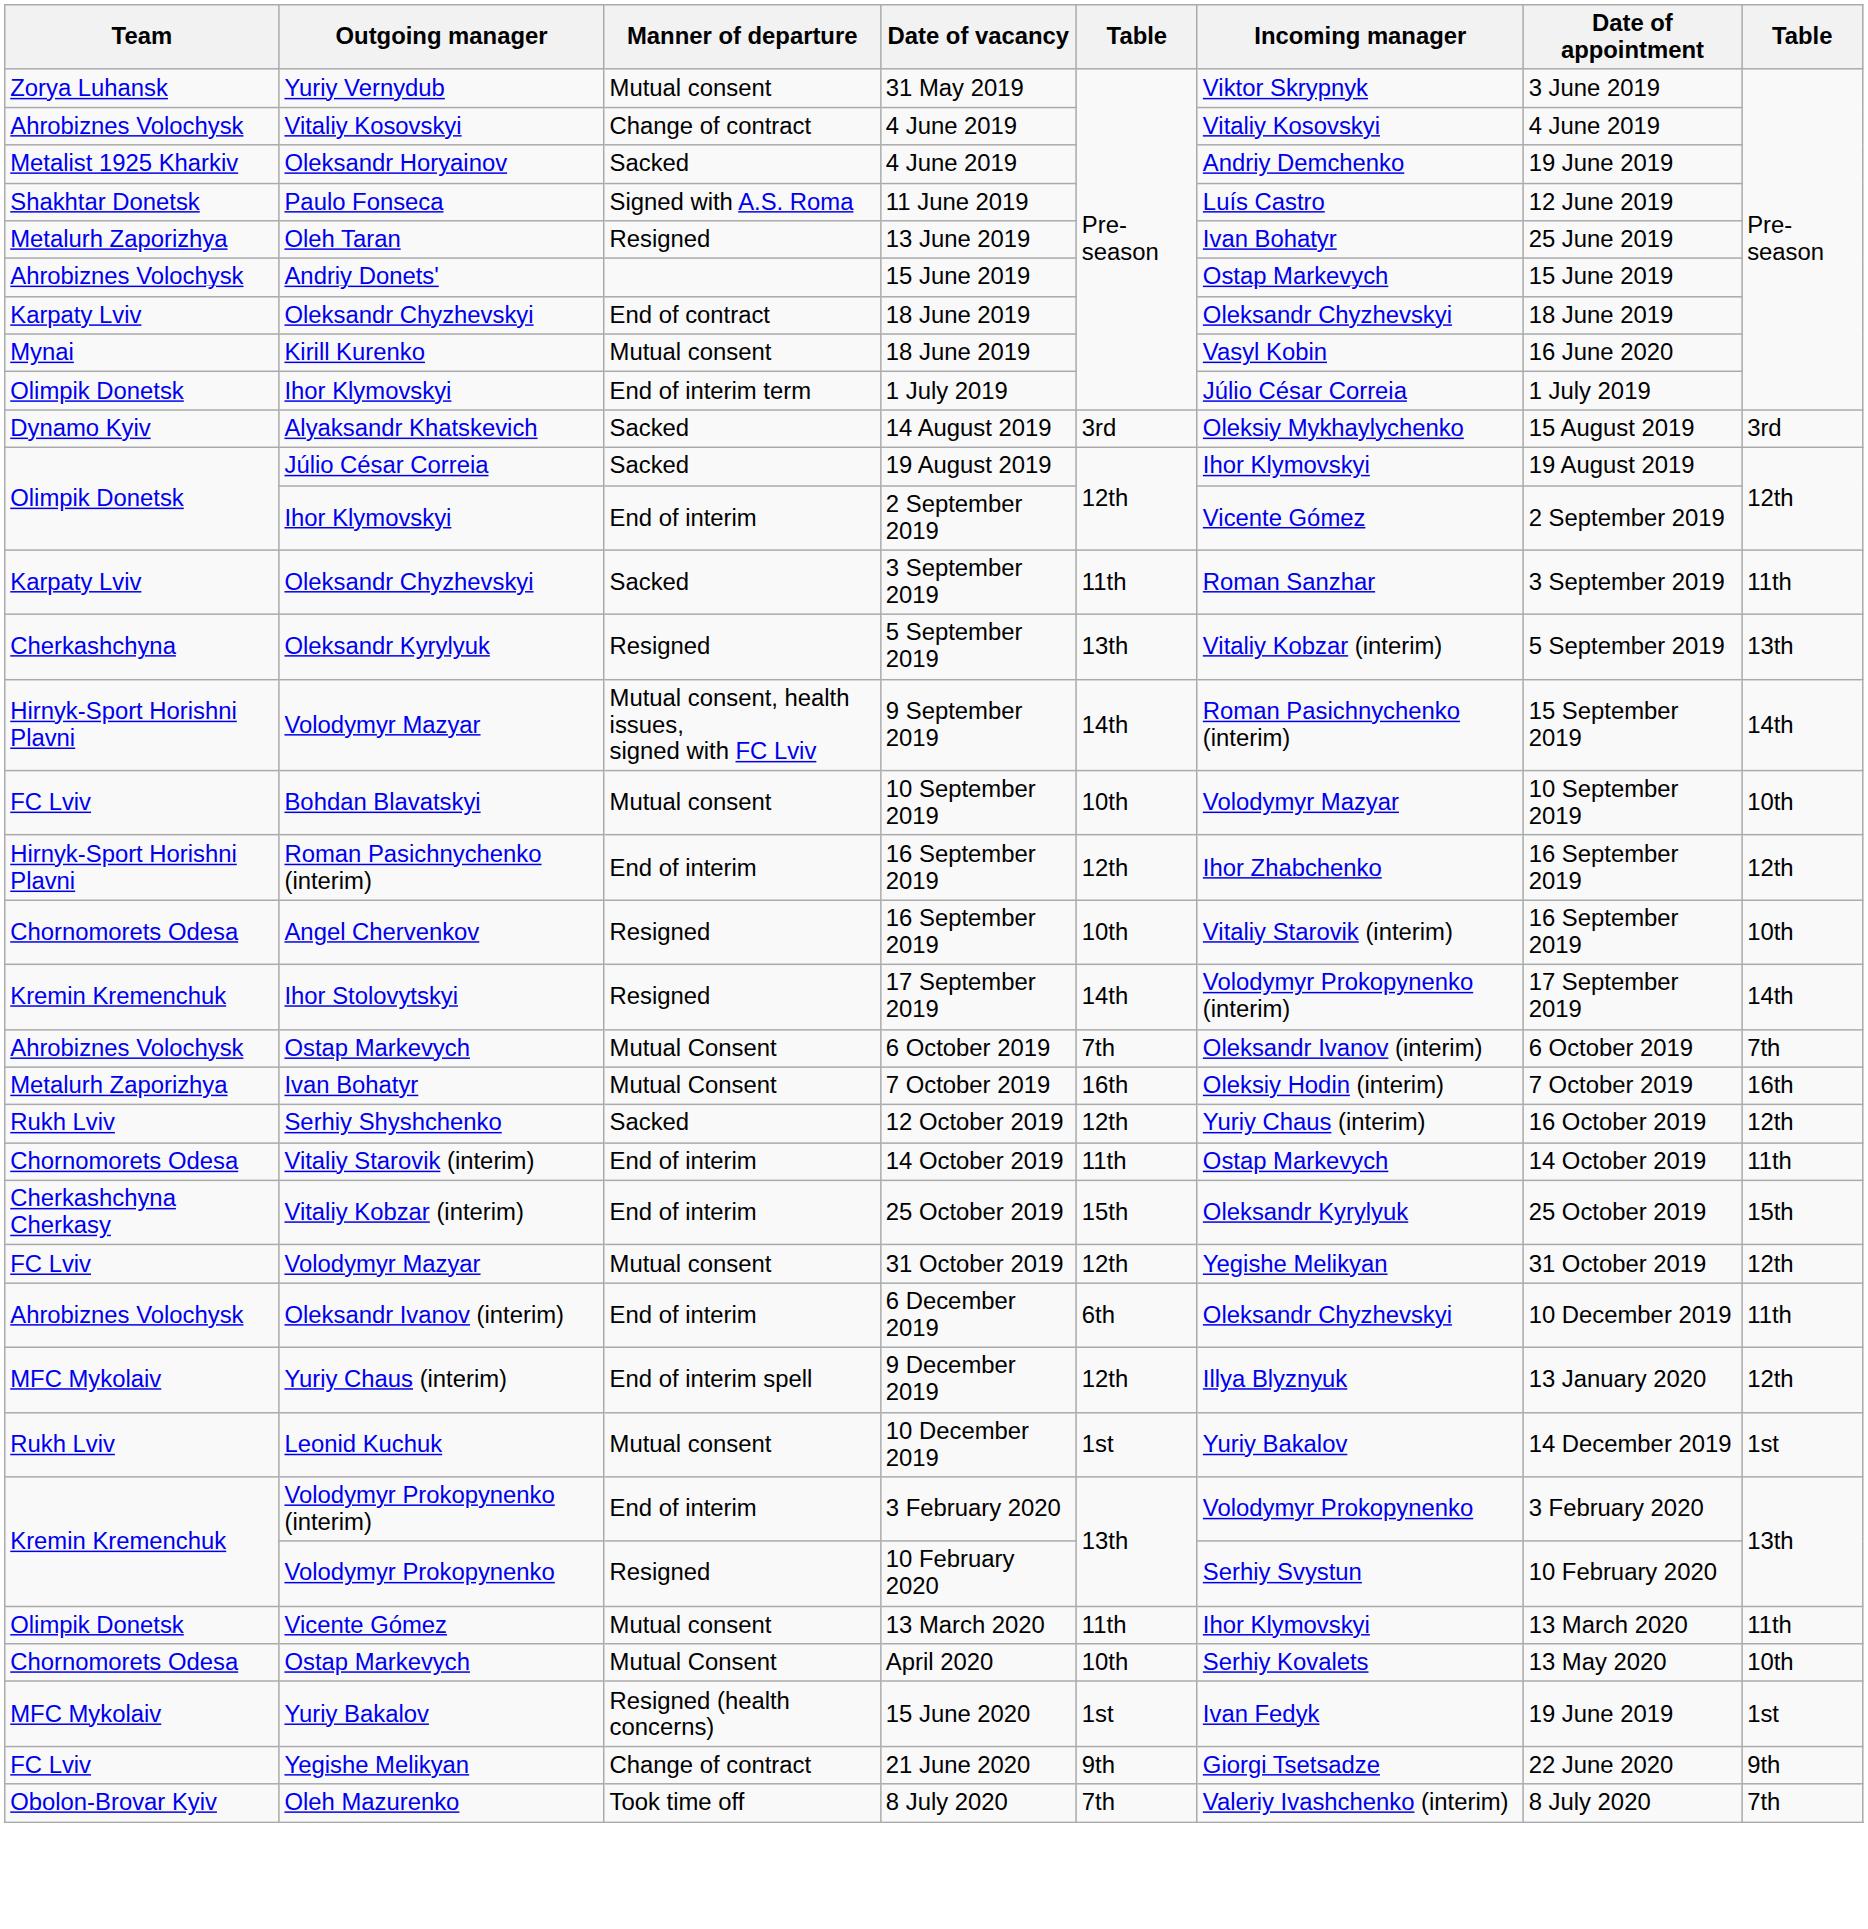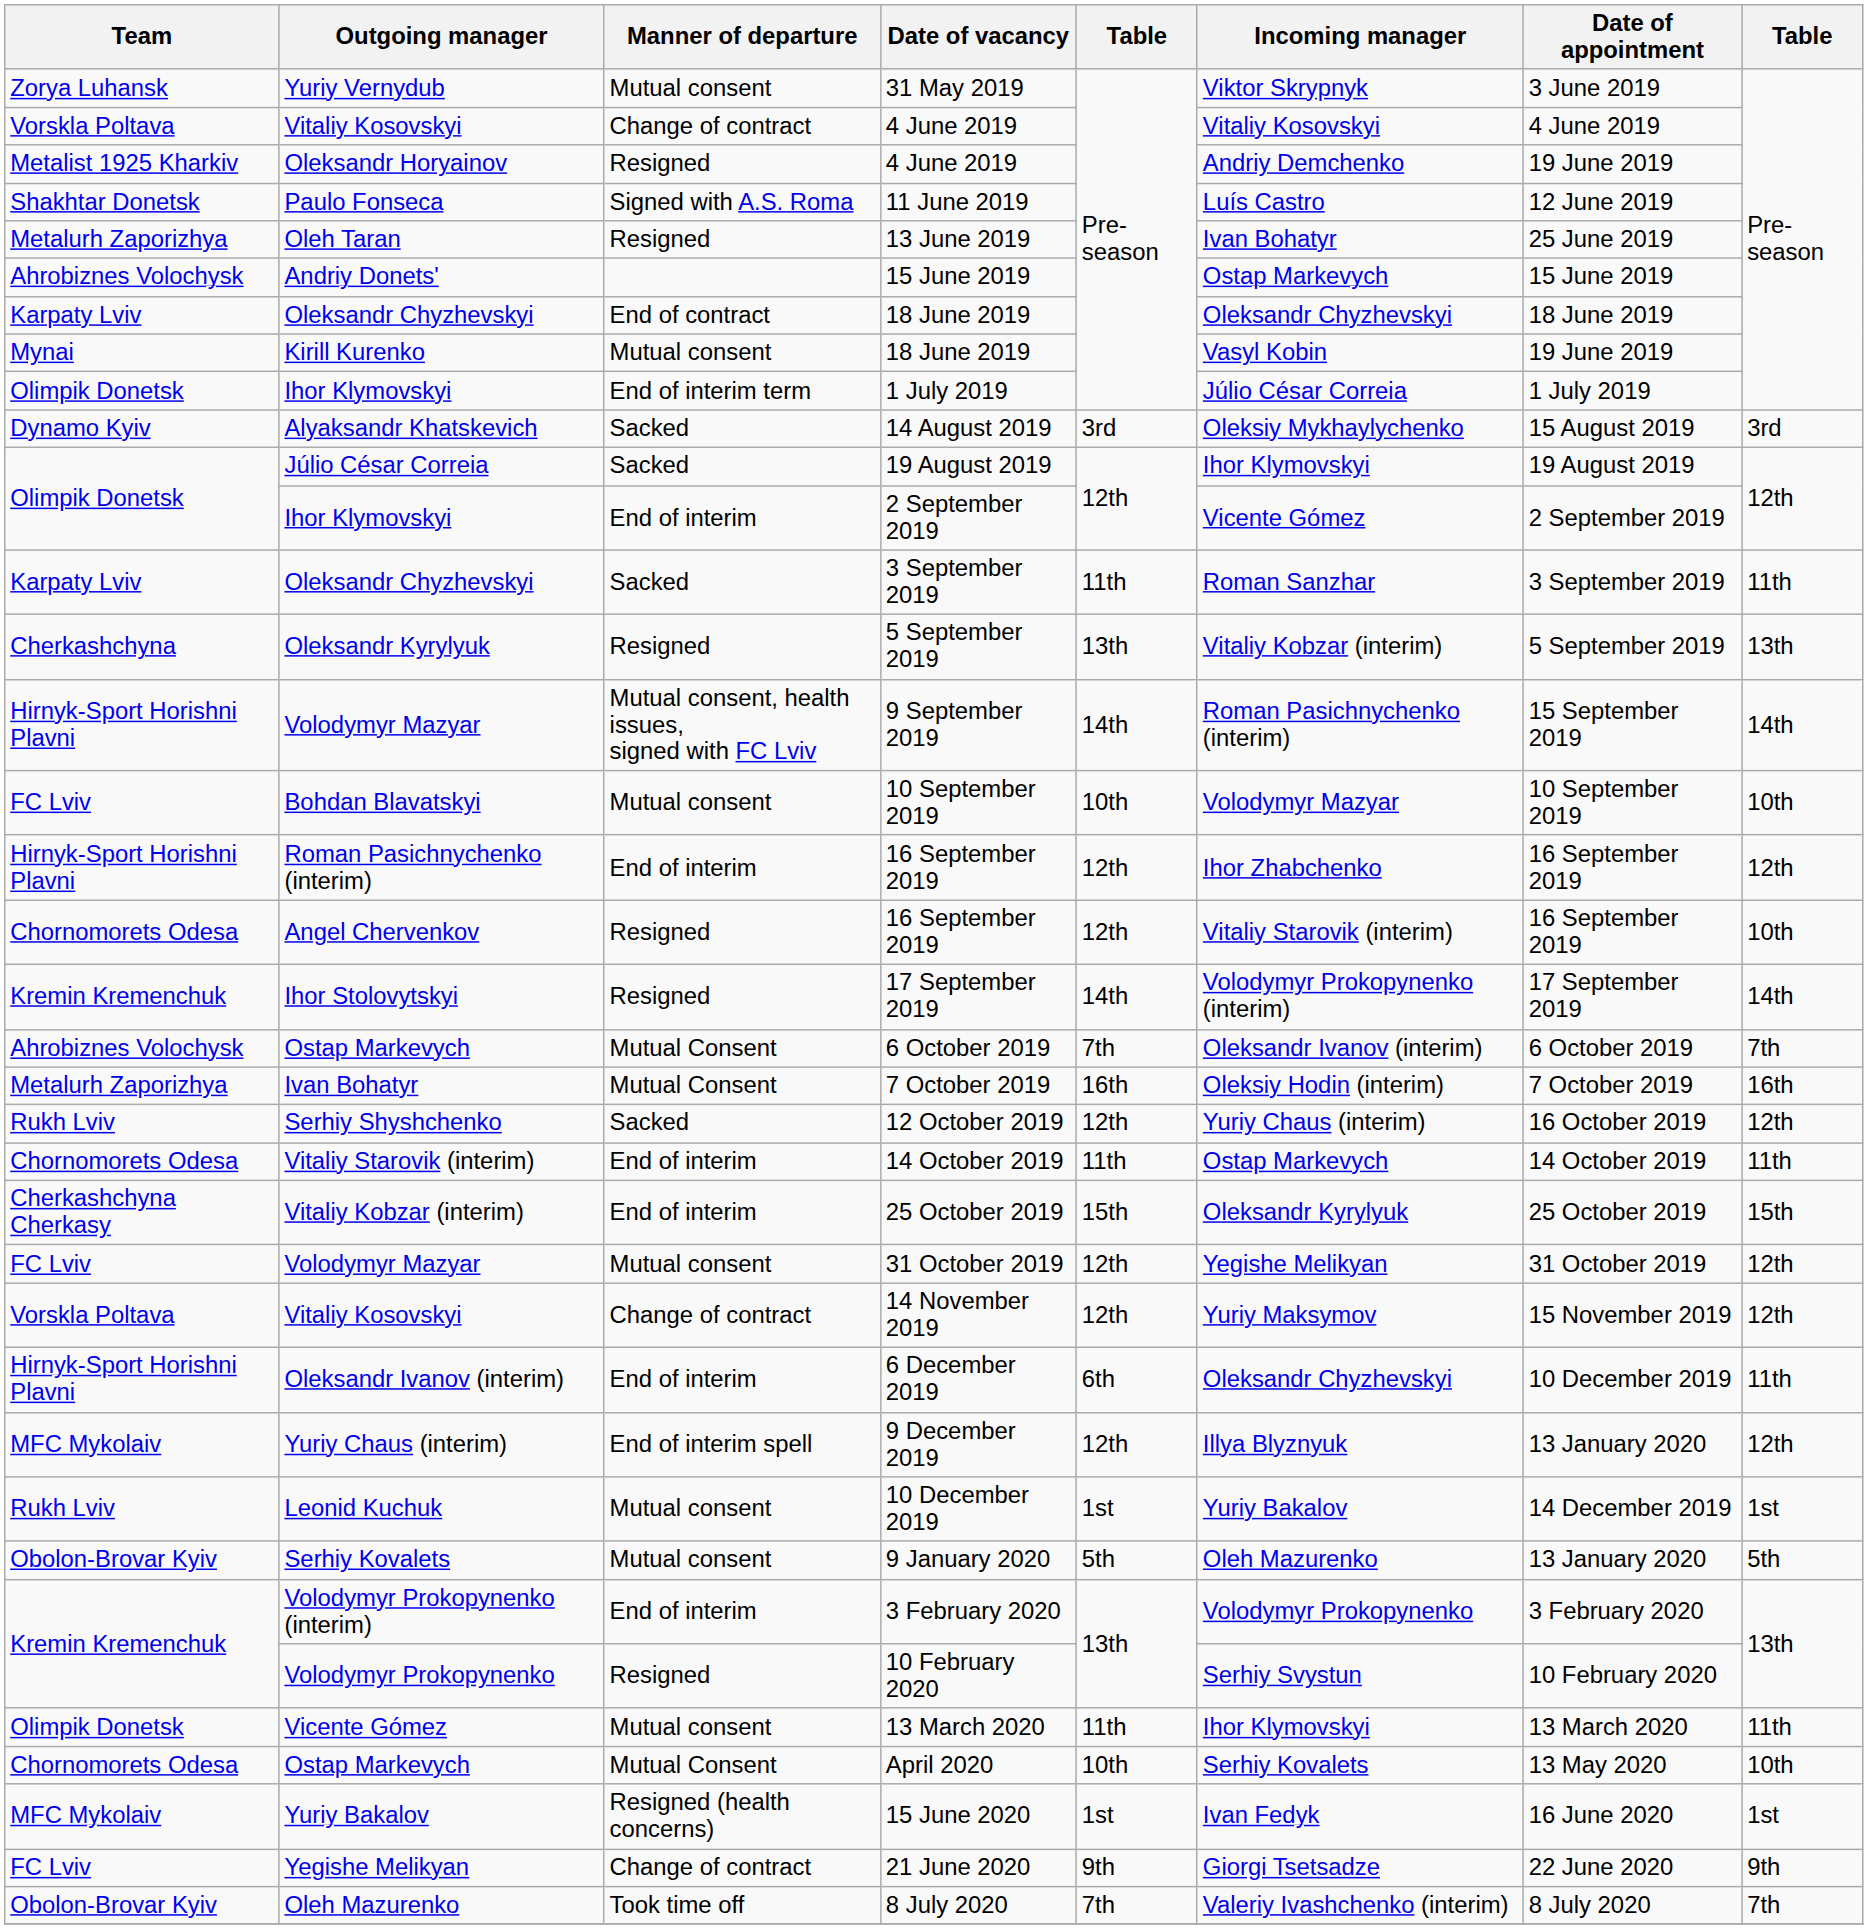(127, 125) Ahrobiznes Volochysk -> (92, 125) Vorskla Poltava
(649, 163) Sacked -> (660, 163) Resigned
(1601, 352) 16 June 2020 -> (1601, 352) 19 June 2019
(1105, 931) 10th -> (1105, 931) 12th
+ row: (373, 1314)
(127, 1314) Ahrobiznes Volochysk -> (124, 1379) Hirnyk-Sport Horishni Plavni
+ row: (367, 1559)
(1601, 1713) 19 June 2019 -> (1601, 1816) 16 June 2020
